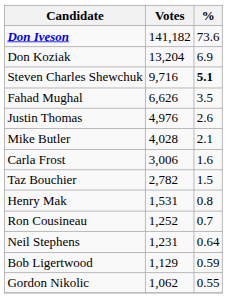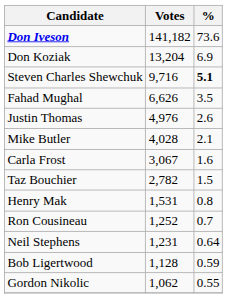(163, 159) 3,006 -> (163, 159) 3,067
(163, 262) 1,129 -> (163, 262) 1,128
